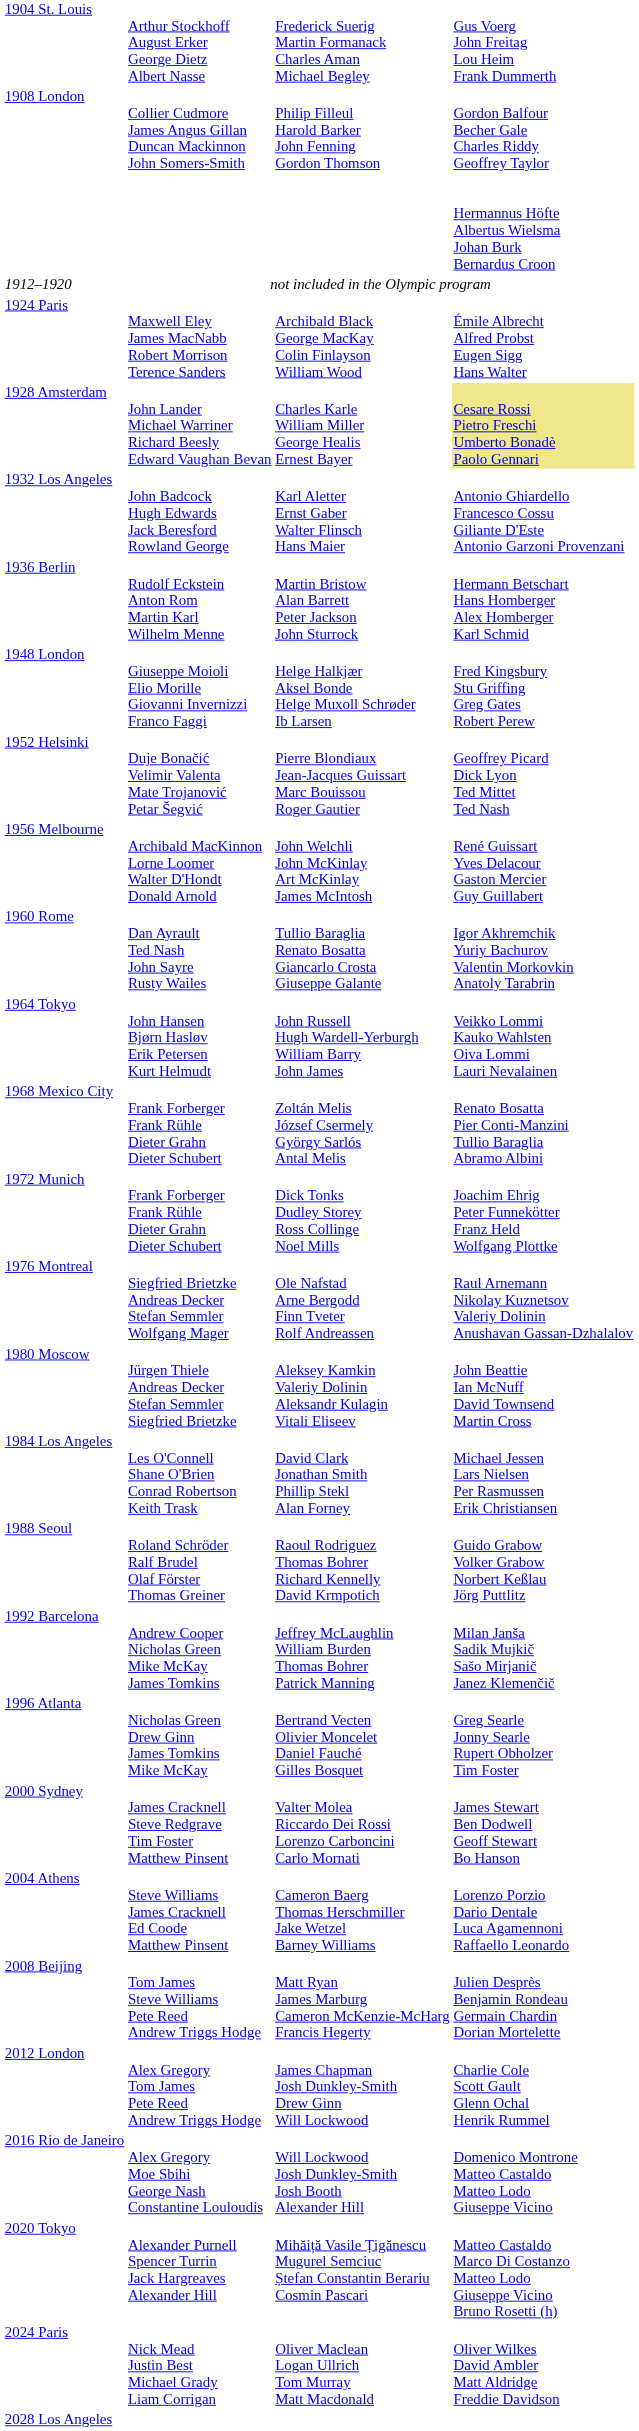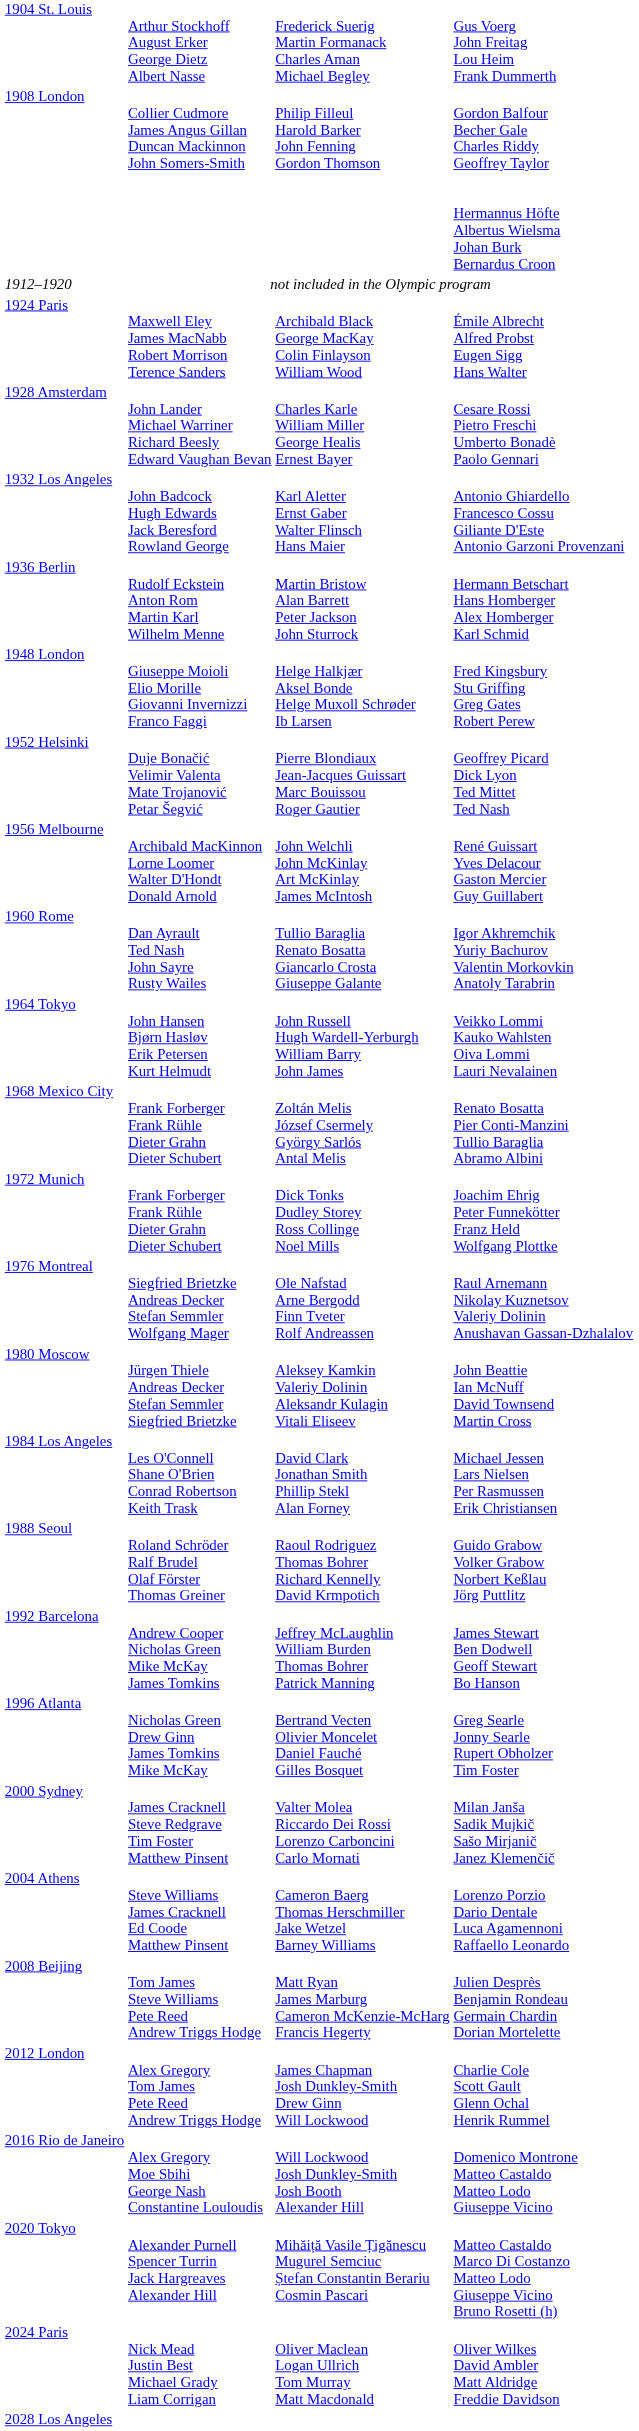(504, 434) khaki background -> (504, 434) no background
(504, 1658) Milan Janša Sadik Mujkič Sašo Mirjanič Janez Klemenčič -> (496, 1658) James Stewart Ben Dodwell Geoff Stewart Bo Hanson
(496, 1832) James Stewart Ben Dodwell Geoff Stewart Bo Hanson -> (504, 1832) Milan Janša Sadik Mujkič Sašo Mirjanič Janez Klemenčič
